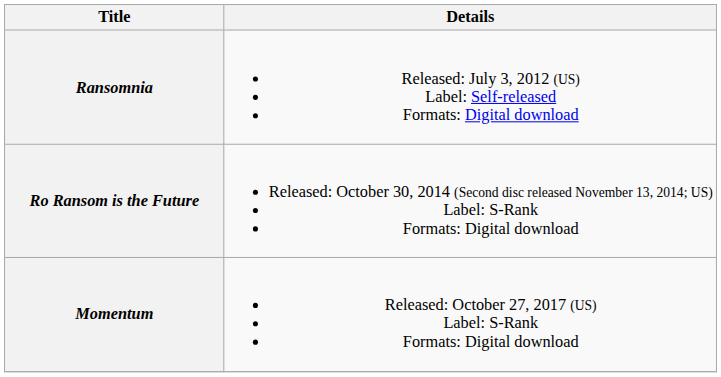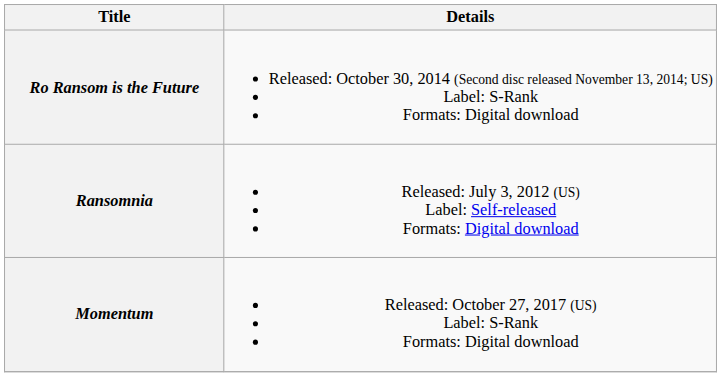rows swapped: (114, 87) <-> (114, 200)
